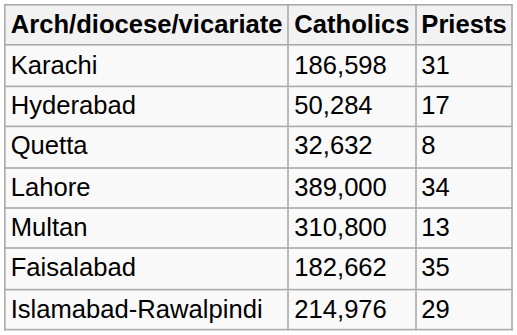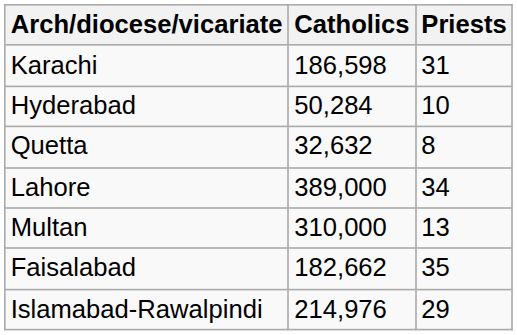(436, 106) 17 -> (436, 106) 10
(341, 227) 310,800 -> (341, 227) 310,000
